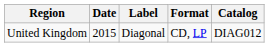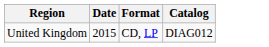- column: (143, 13)
